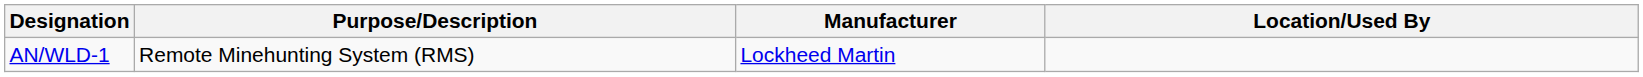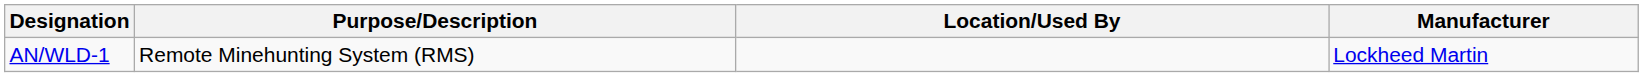columns swapped: (1342, 21) <-> (890, 21)
